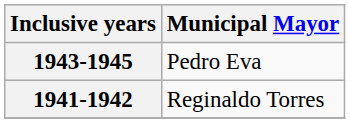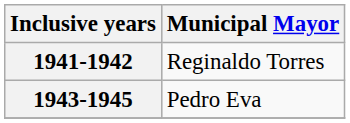rows swapped: (83, 99) <-> (83, 61)
